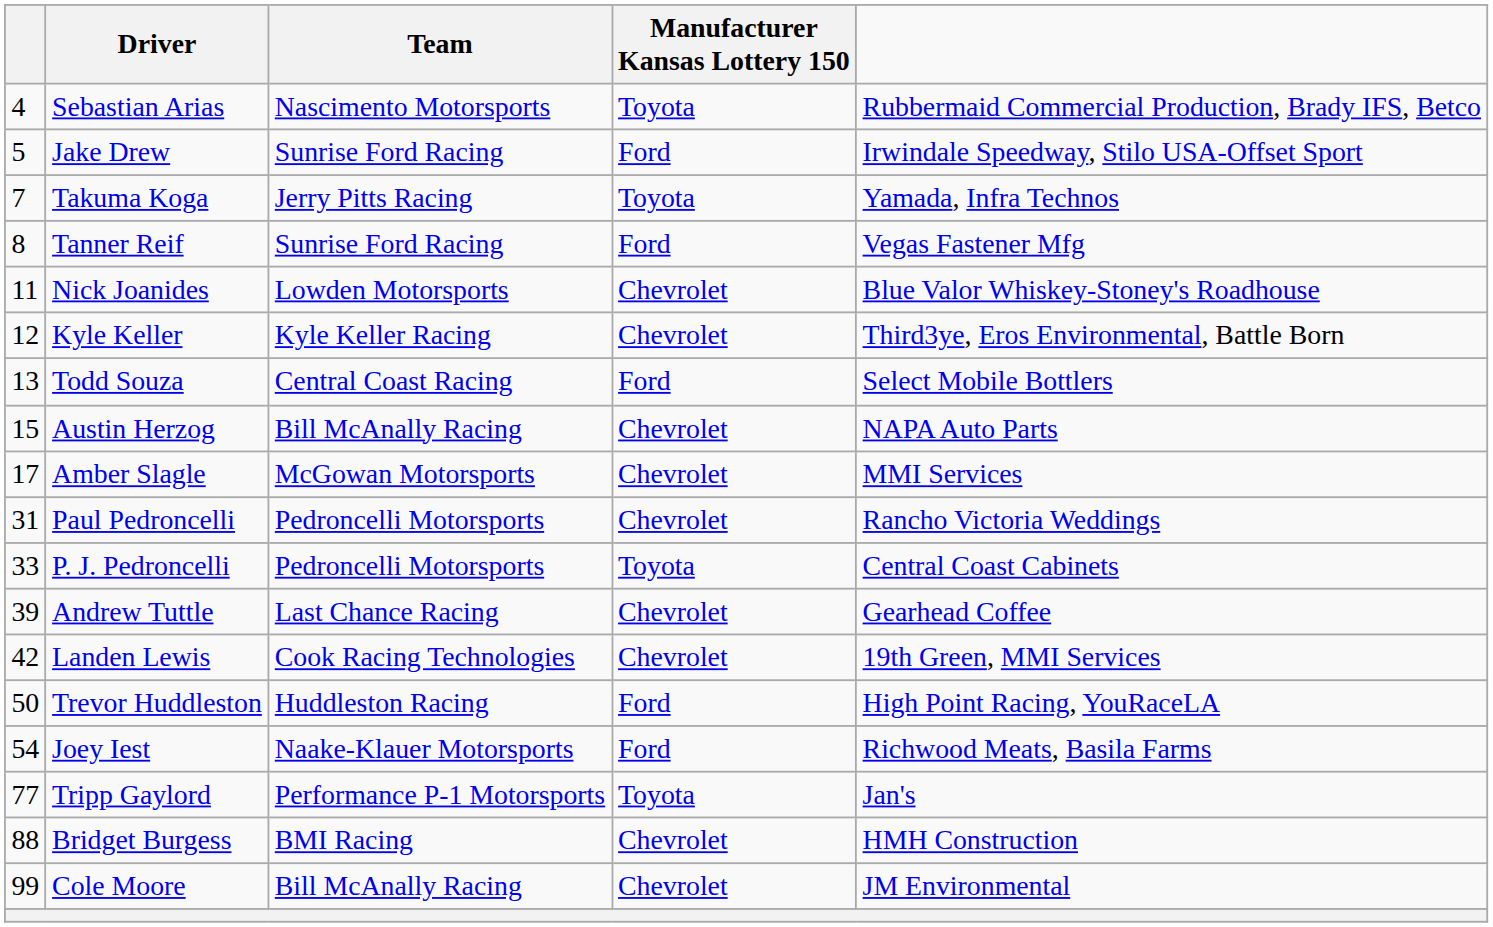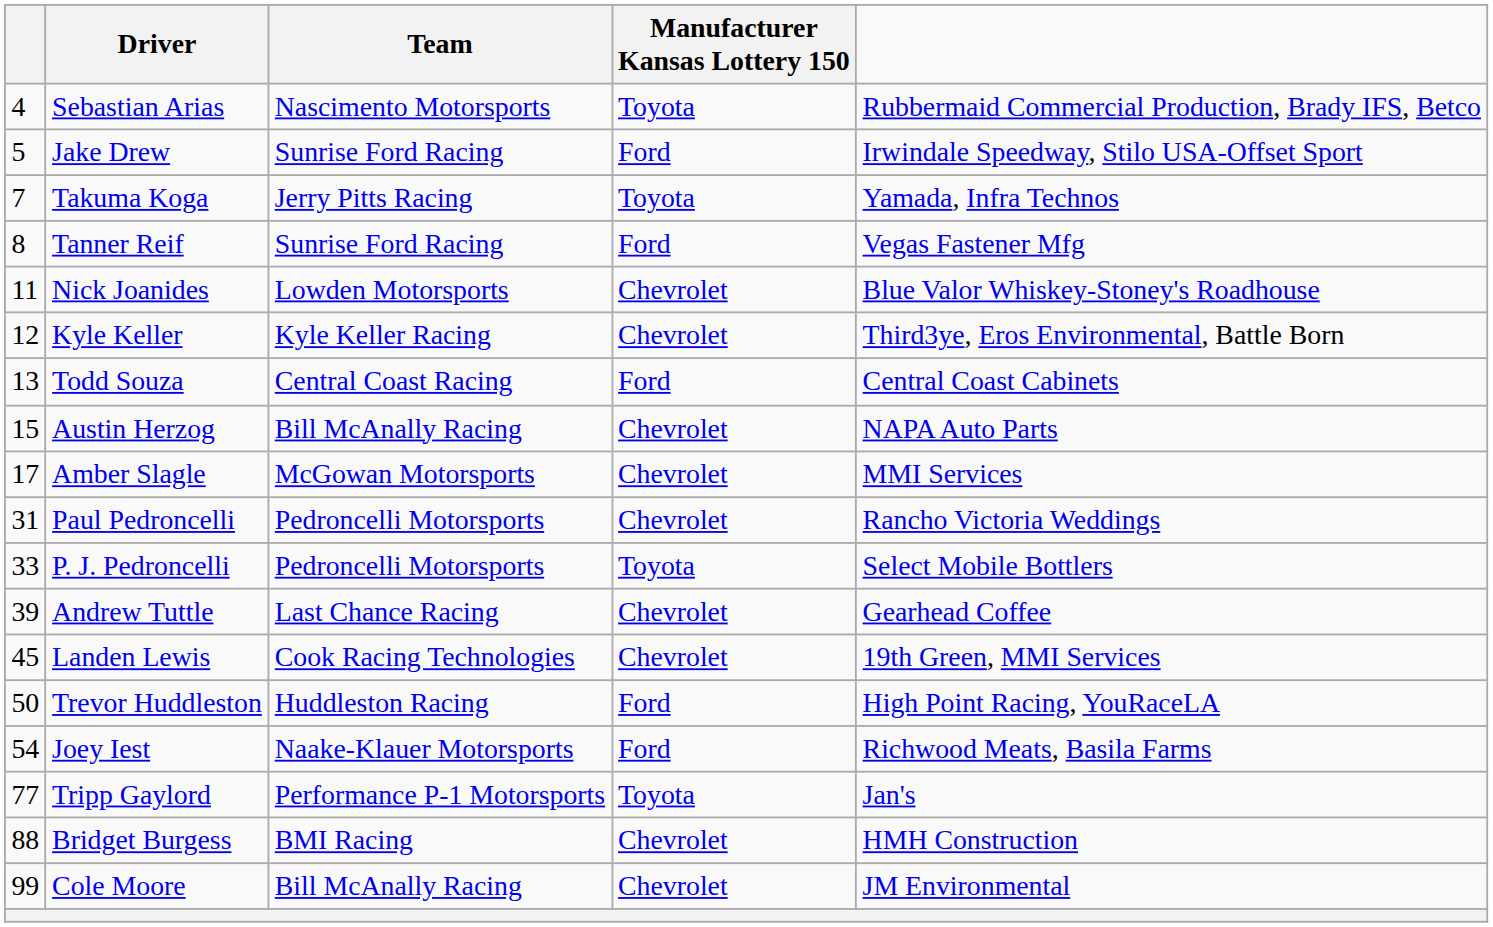(988, 381) Select Mobile Bottlers -> (991, 381) Central Coast Cabinets
(991, 565) Central Coast Cabinets -> (988, 565) Select Mobile Bottlers
(25, 656) 42 -> (25, 656) 45
